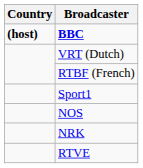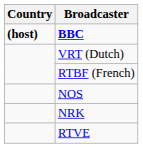- row: (75, 93)
